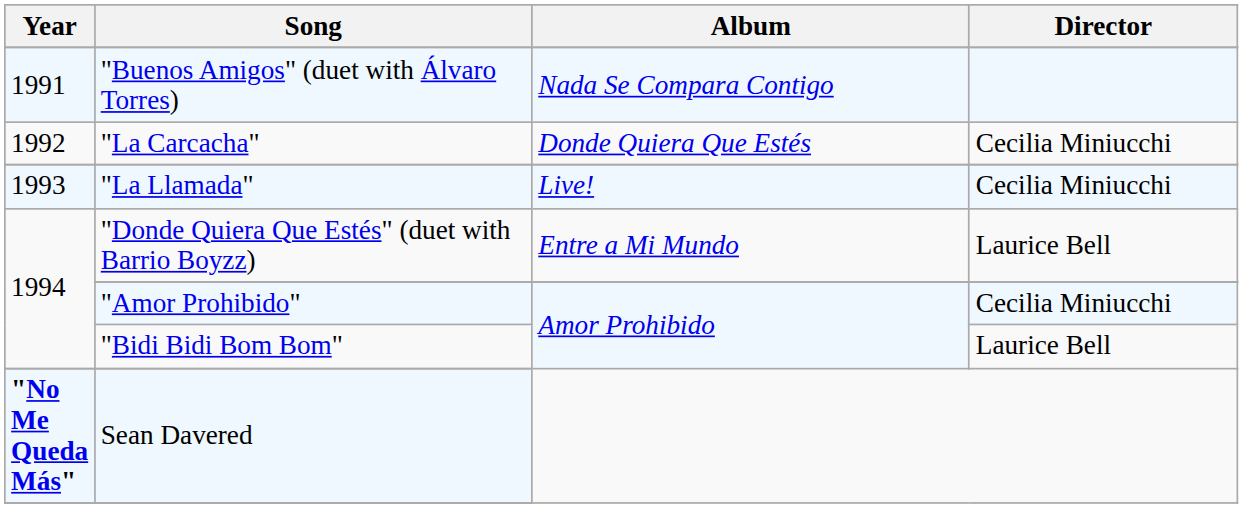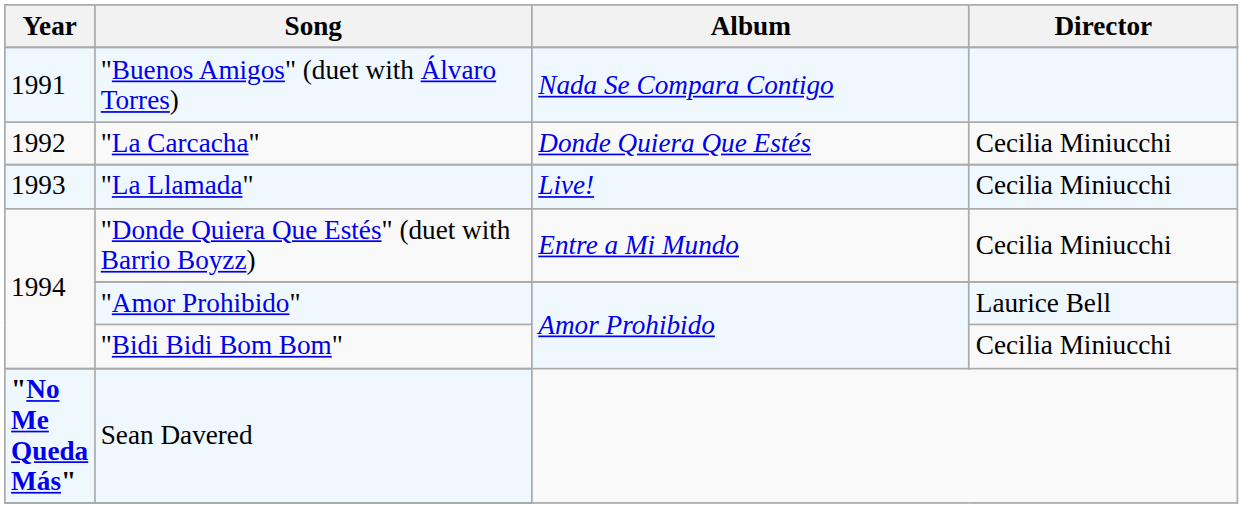(1043, 244) Laurice Bell -> (1074, 244) Cecilia Miniucchi
(1074, 302) Cecilia Miniucchi -> (1043, 302) Laurice Bell
(1043, 346) Laurice Bell -> (1074, 346) Cecilia Miniucchi
